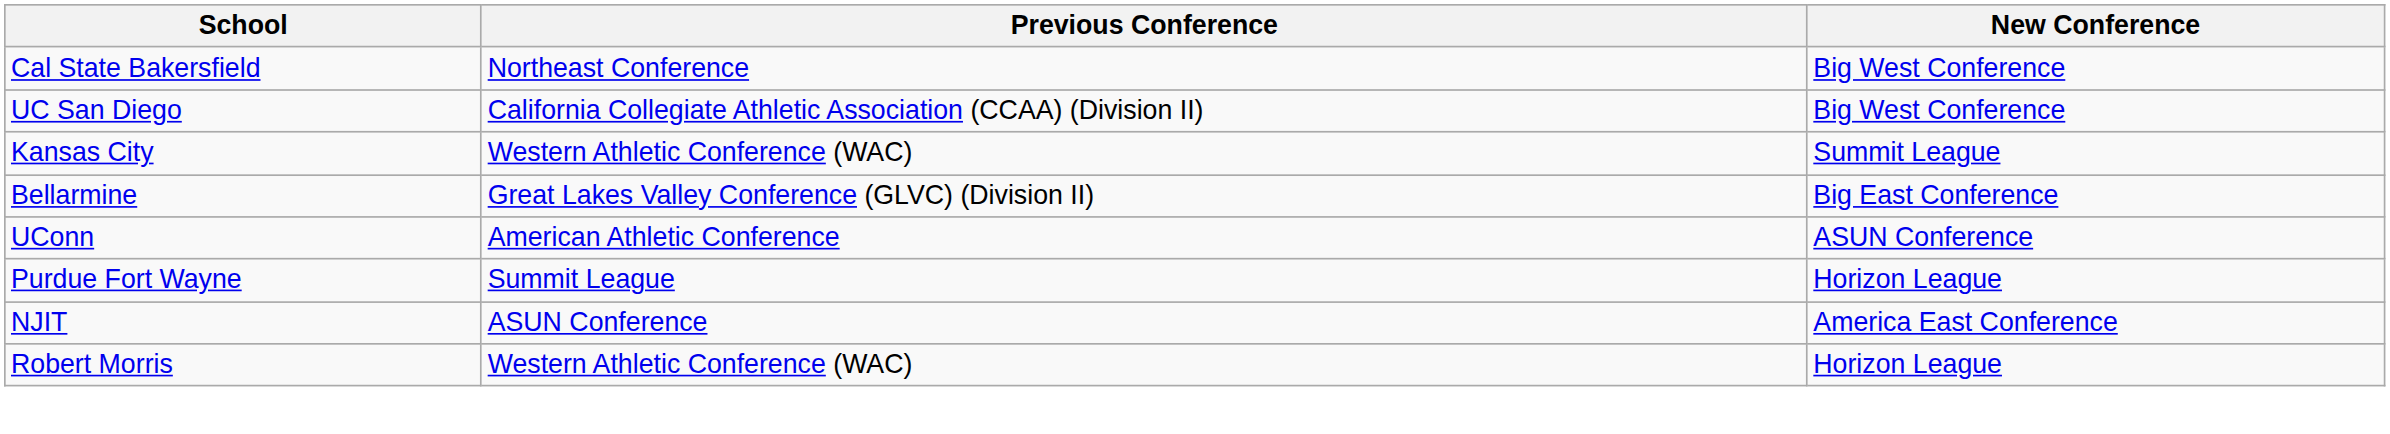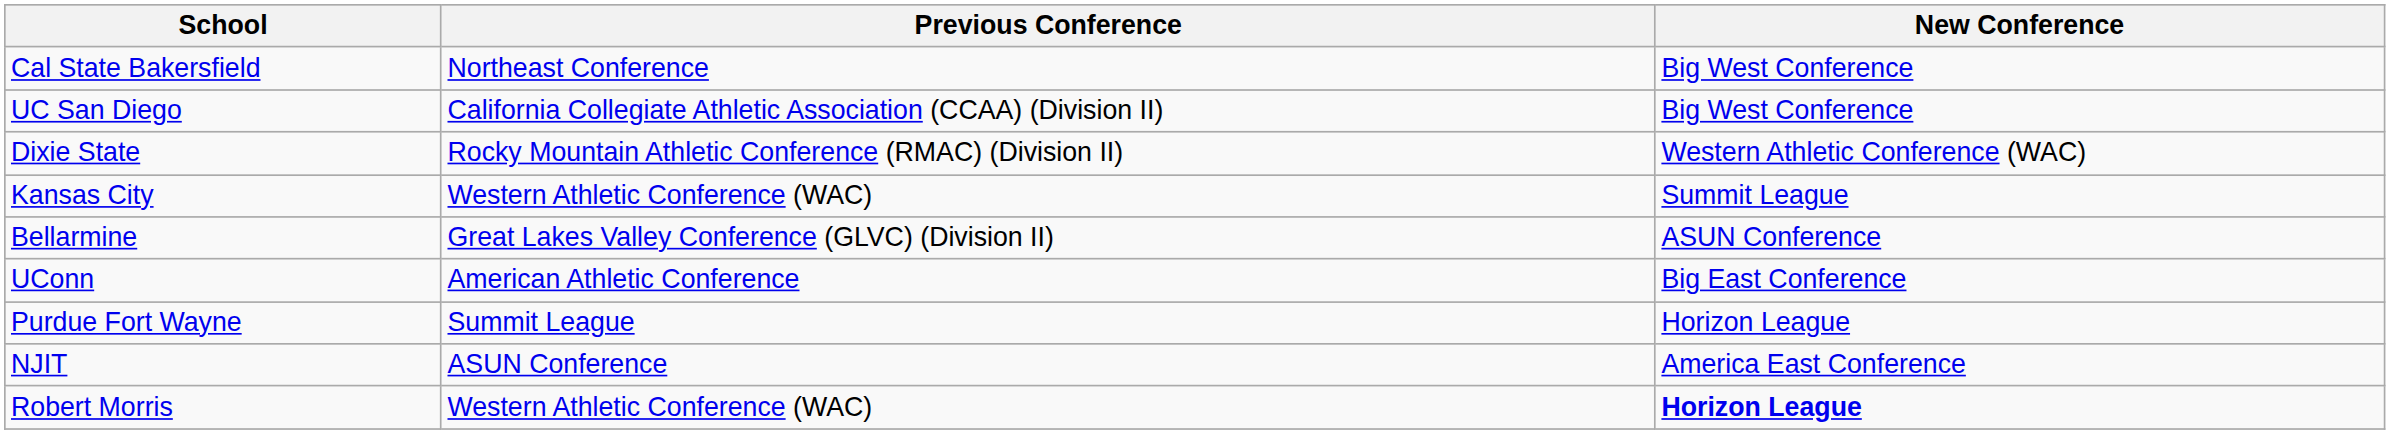+ row: (76, 152)
(1936, 195) Big East Conference -> (1771, 237) ASUN Conference
(1923, 237) ASUN Conference -> (1784, 279) Big East Conference
(1908, 364) normal -> (1762, 407) bold
